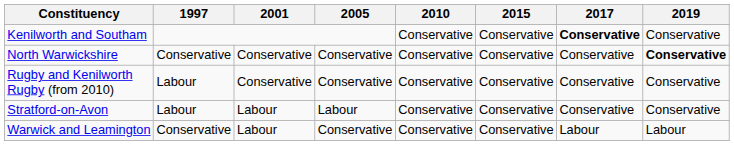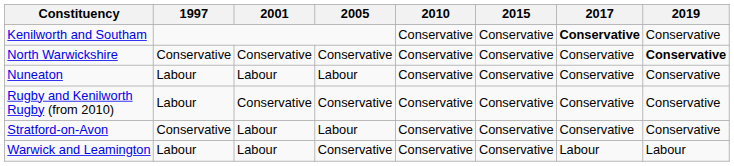+ row: (35, 75)
(176, 110) Labour -> (194, 130) Conservative
(194, 130) Conservative -> (176, 150) Labour
